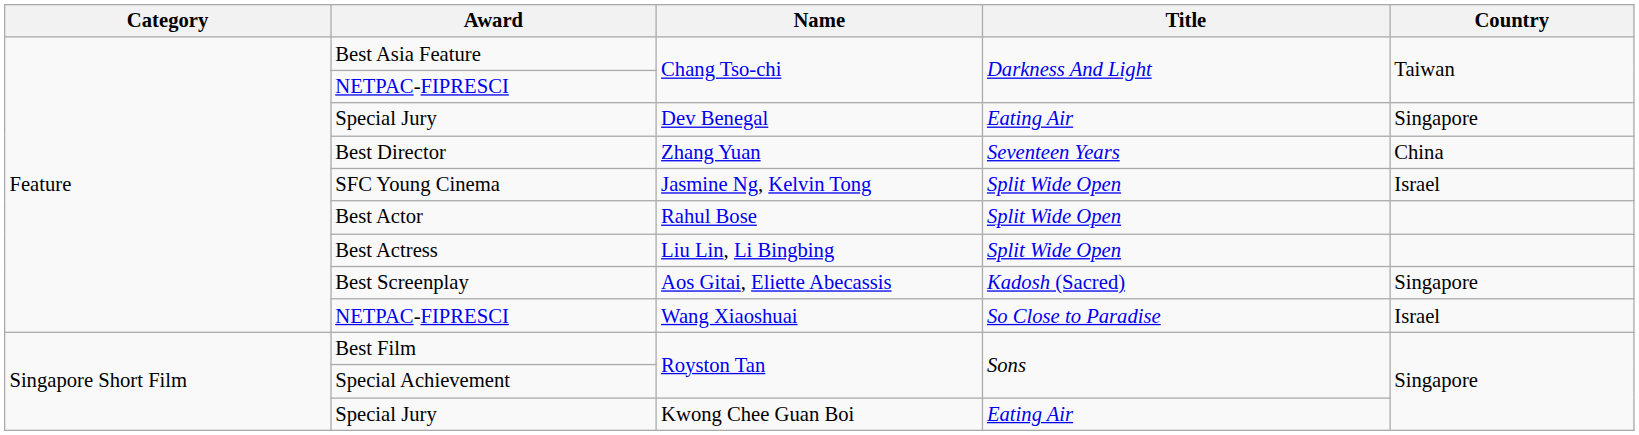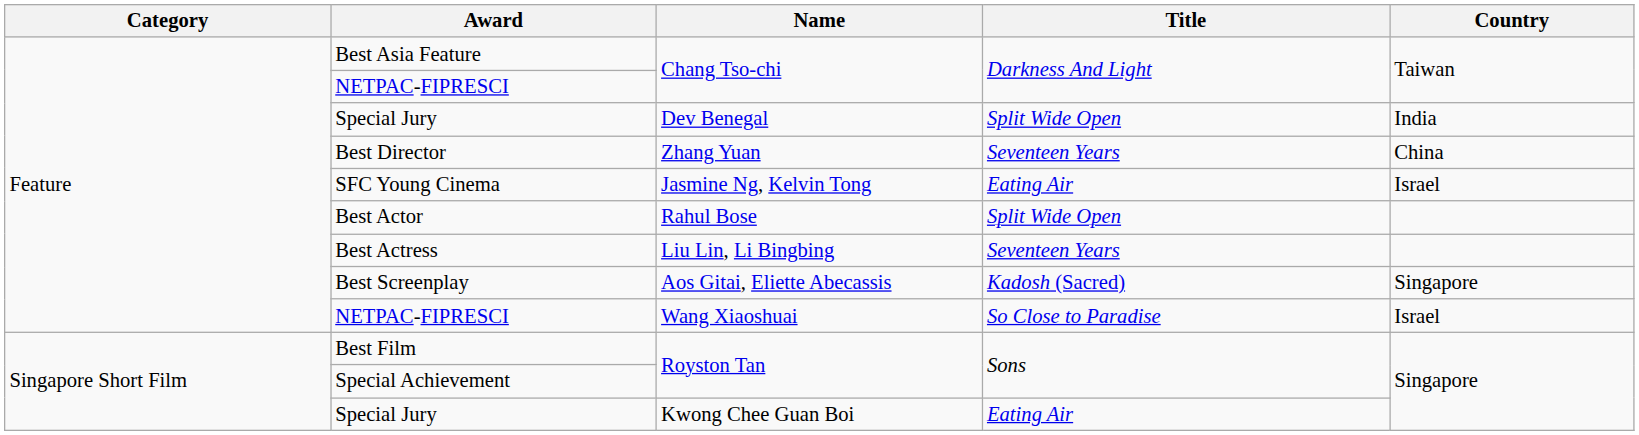(1030, 119) Eating Air -> (1054, 119) Split Wide Open
(1436, 119) Singapore -> (1415, 119) India
(1054, 184) Split Wide Open -> (1030, 184) Eating Air
(1054, 250) Split Wide Open -> (1053, 250) Seventeen Years
